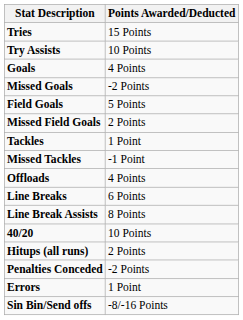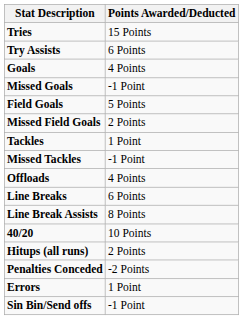(130, 50) 10 Points -> (127, 50) 6 Points
(129, 86) -2 Points -> (126, 86) -1 Point
(138, 305) -8/-16 Points -> (126, 305) -1 Point
